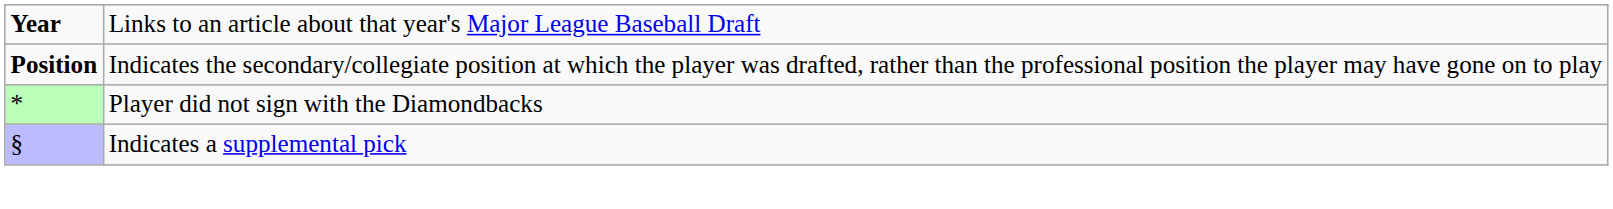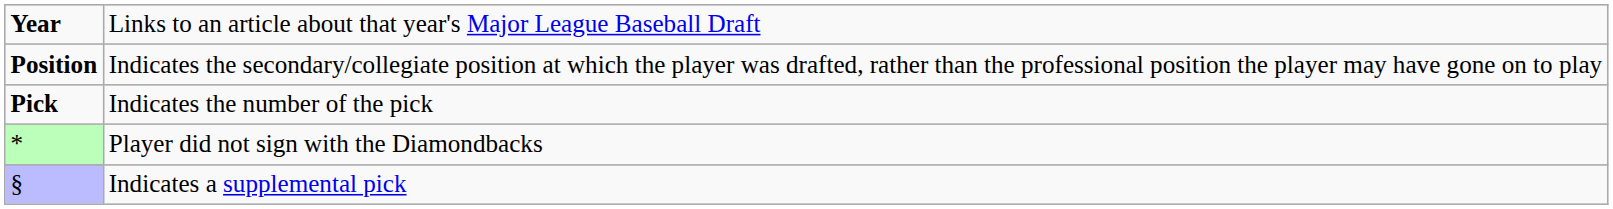+ row: (34, 104)
